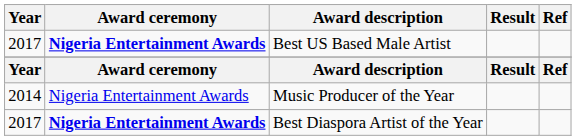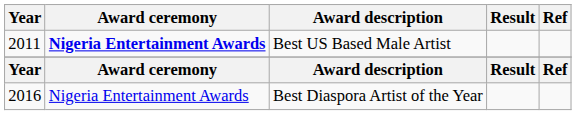(25, 43) 2017 -> (24, 43) 2011
- row: (364, 95)
(25, 122) 2017 -> (25, 95) 2016
(157, 122) bold -> (149, 95) normal
